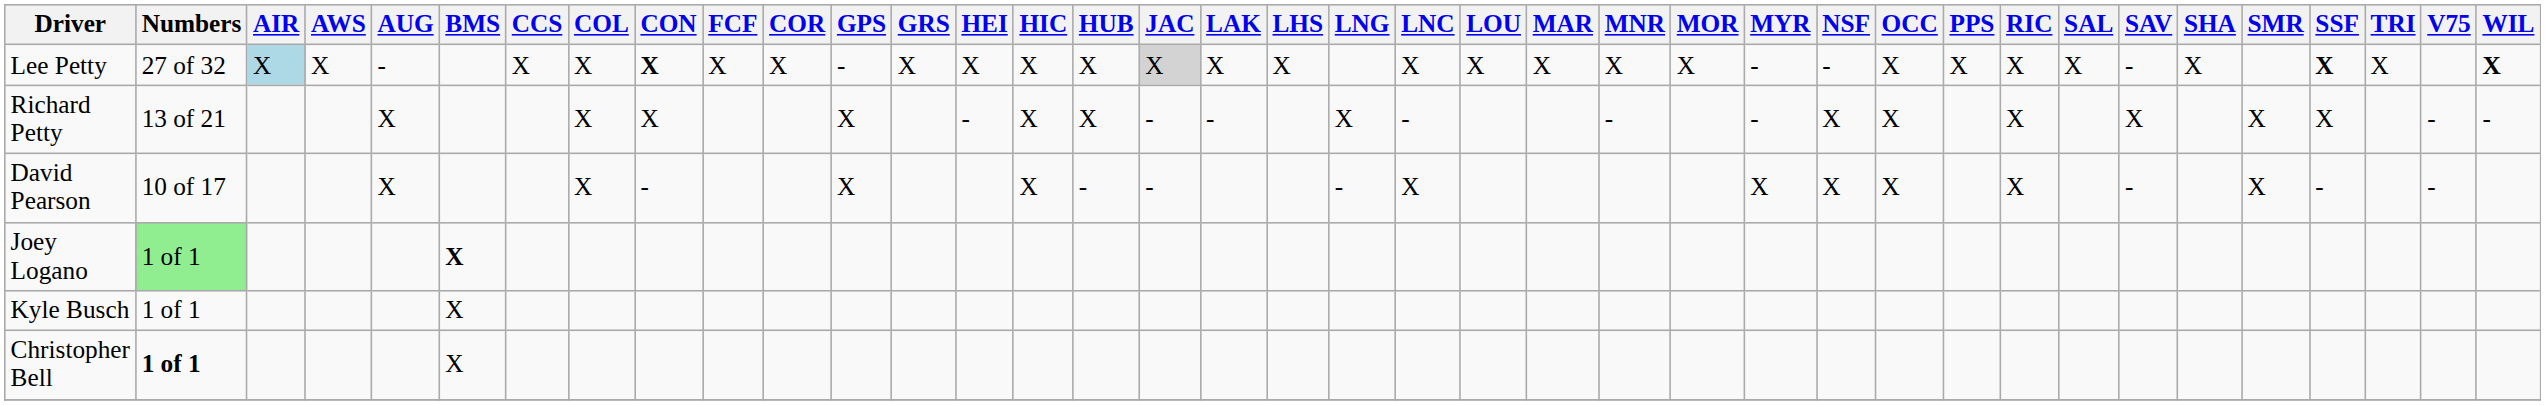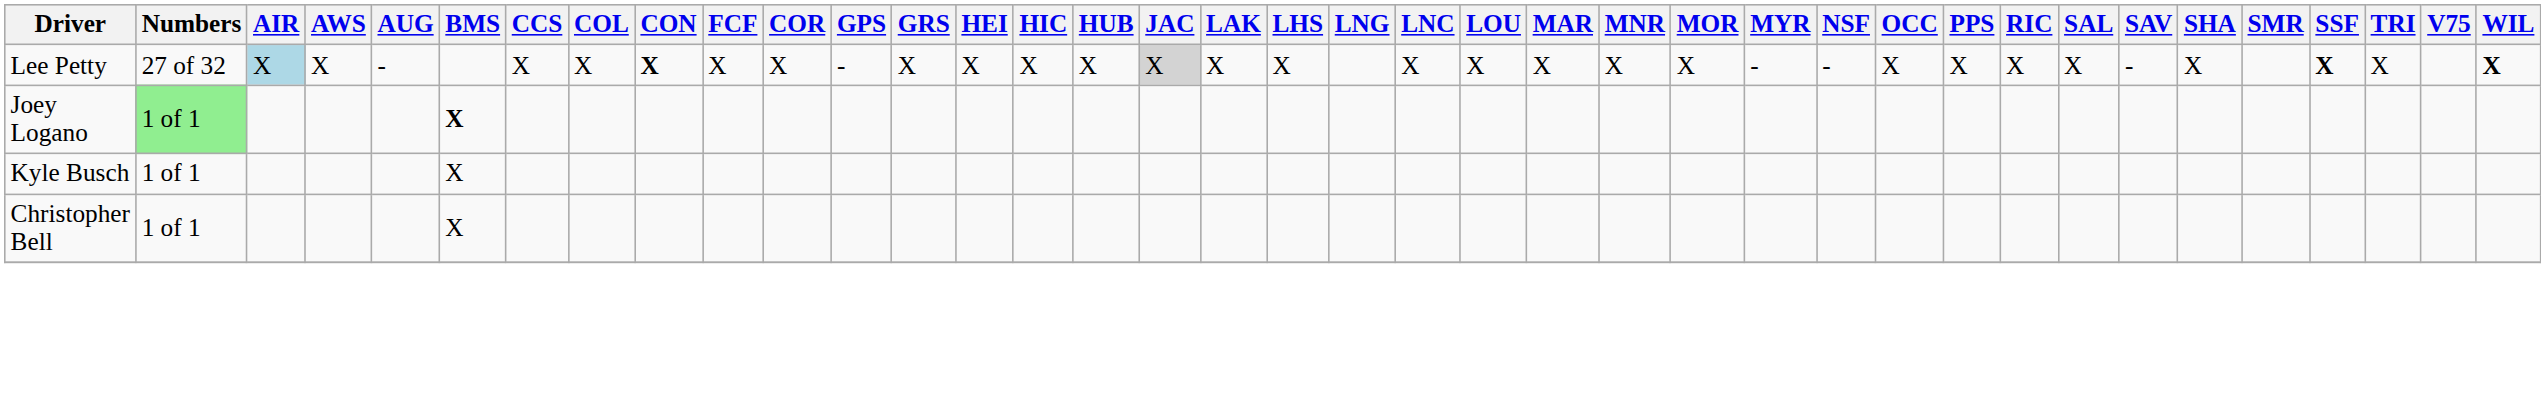- row: (51, 118)
- row: (51, 187)
(171, 364) bold -> (171, 227) normal
